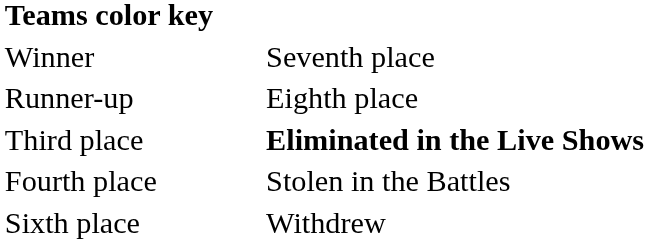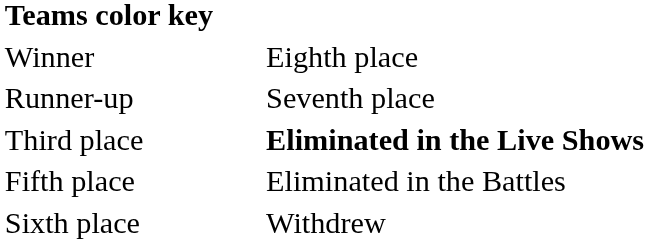(350, 56) Seventh place -> (342, 56) Eighth place
(342, 98) Eighth place -> (350, 98) Seventh place
- row: (81, 181)
+ row: (70, 181)
